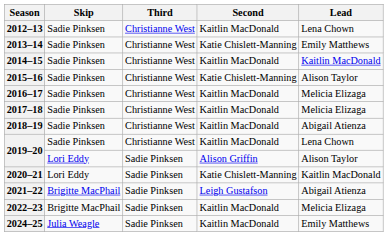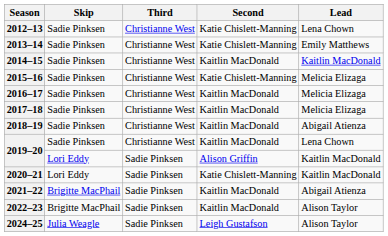(239, 28) Kaitlin MacDonald -> (248, 28) Katie Chislett-Manning
(329, 77) Alison Taylor -> (334, 77) Melicia Elizaga
(329, 158) Alison Taylor -> (341, 158) Kaitlin MacDonald
(234, 191) Leigh Gustafson -> (239, 191) Kaitlin MacDonald
(334, 207) Melicia Elizaga -> (329, 207) Alison Taylor
(239, 223) Kaitlin MacDonald -> (234, 223) Leigh Gustafson
(335, 223) Emily Matthews -> (329, 223) Alison Taylor
